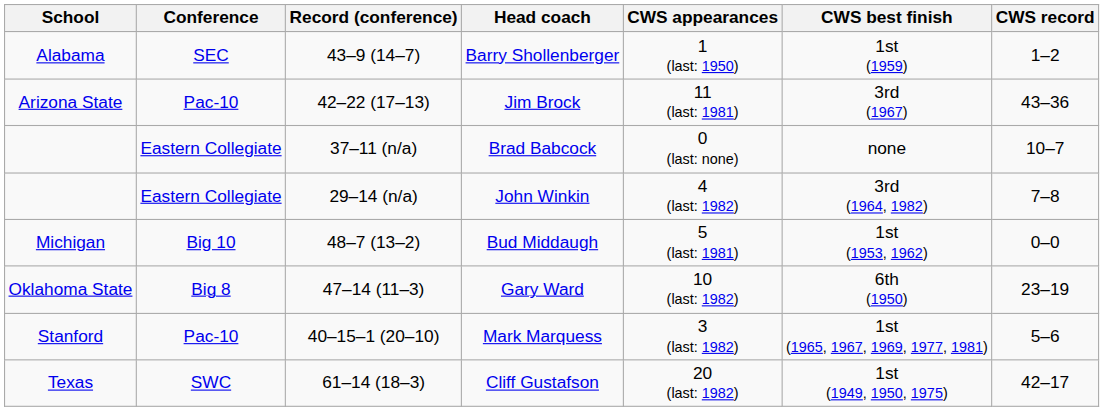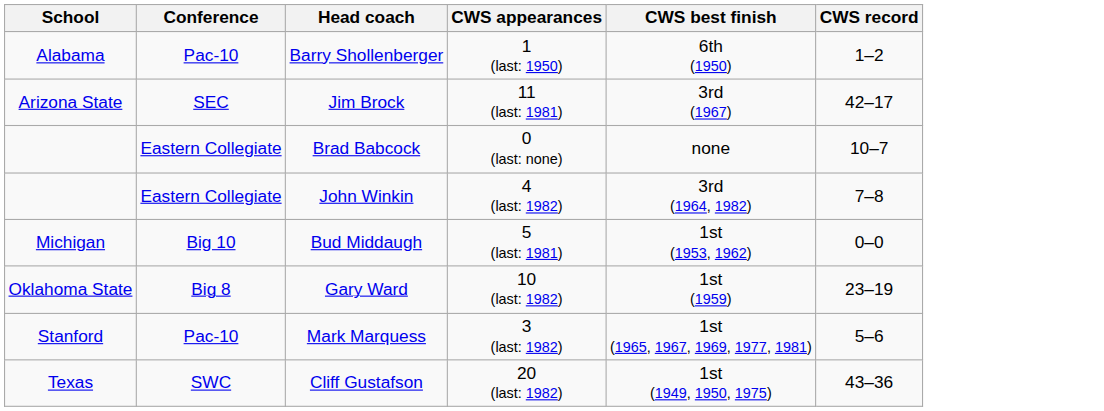- column: (374, 18)
(211, 55) SEC -> (211, 55) Pac-10
(887, 55) 1st (1959) -> (711, 55) 6th (1950)
(211, 102) Pac-10 -> (211, 102) SEC
(1045, 102) 43–36 -> (869, 102) 42–17
(887, 289) 6th (1950) -> (711, 289) 1st (1959)
(1045, 383) 42–17 -> (869, 383) 43–36
